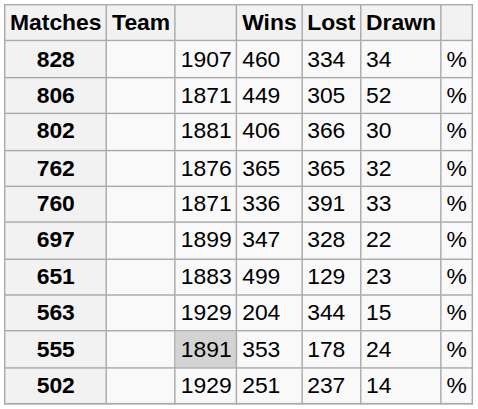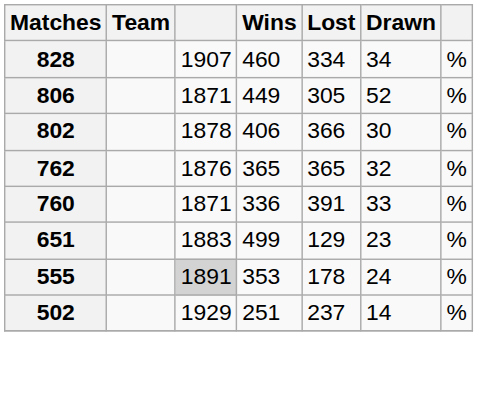(206, 131) 1881 -> (206, 131) 1878
- row: (56, 240)
- row: (56, 312)
